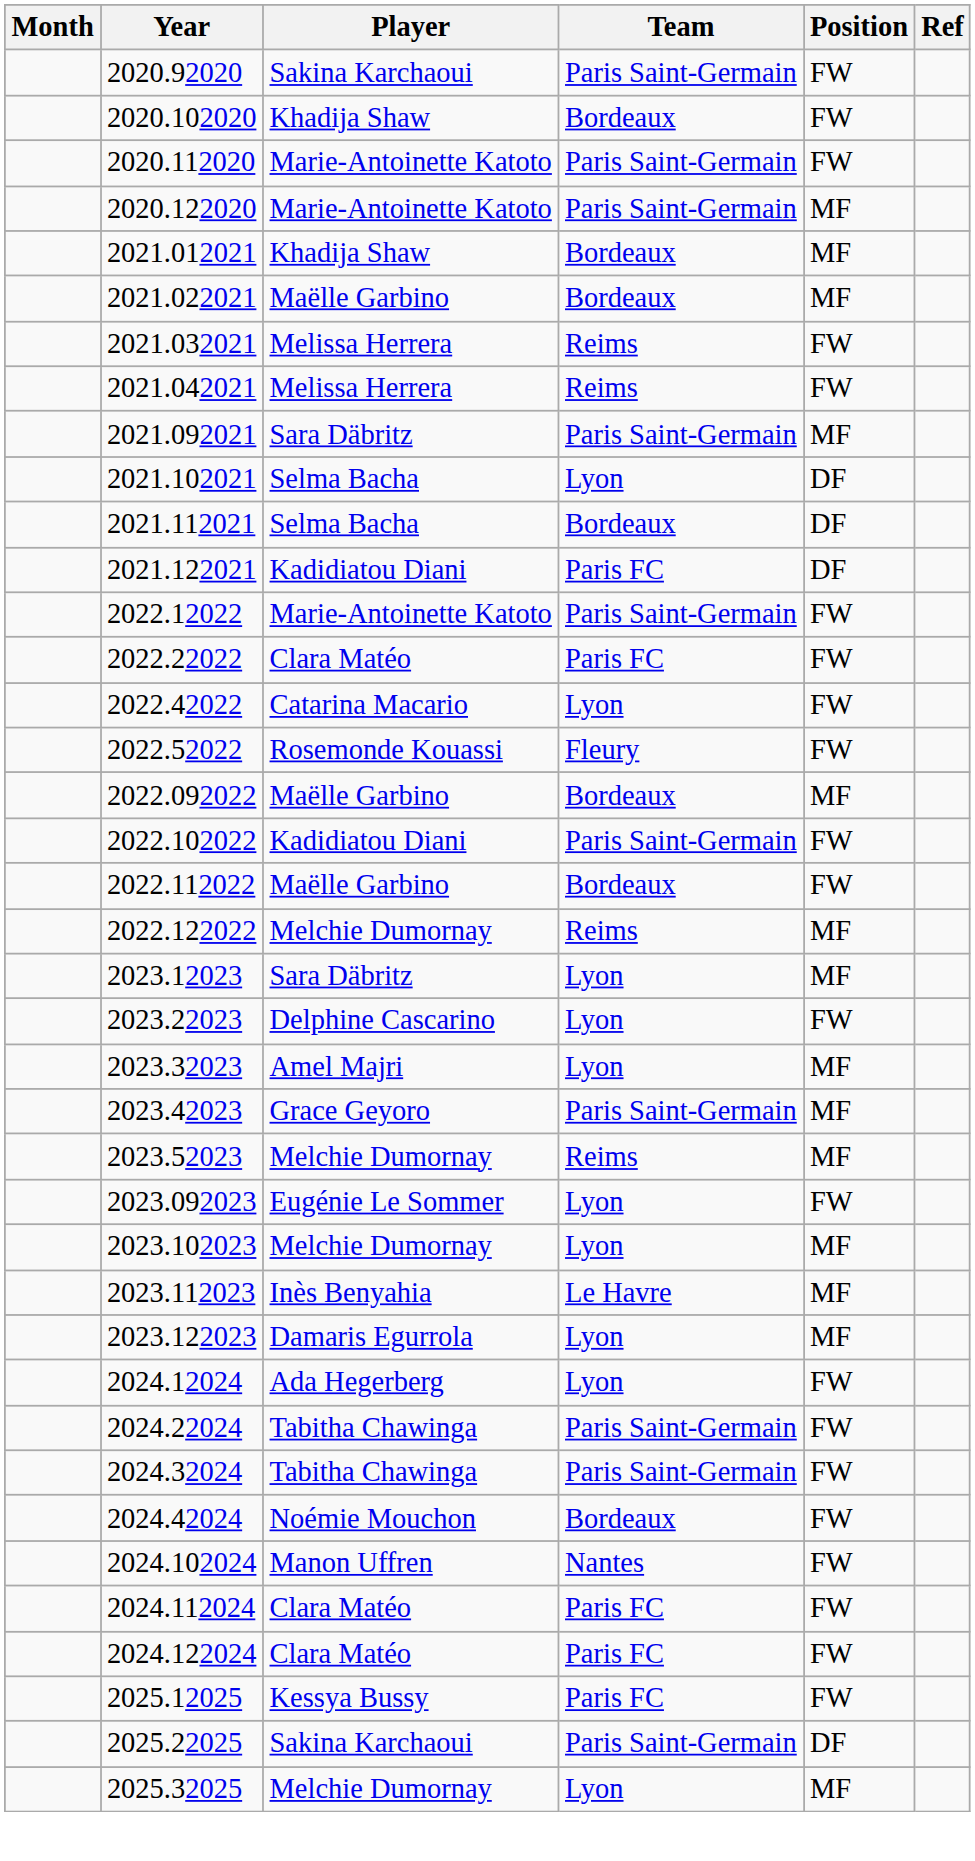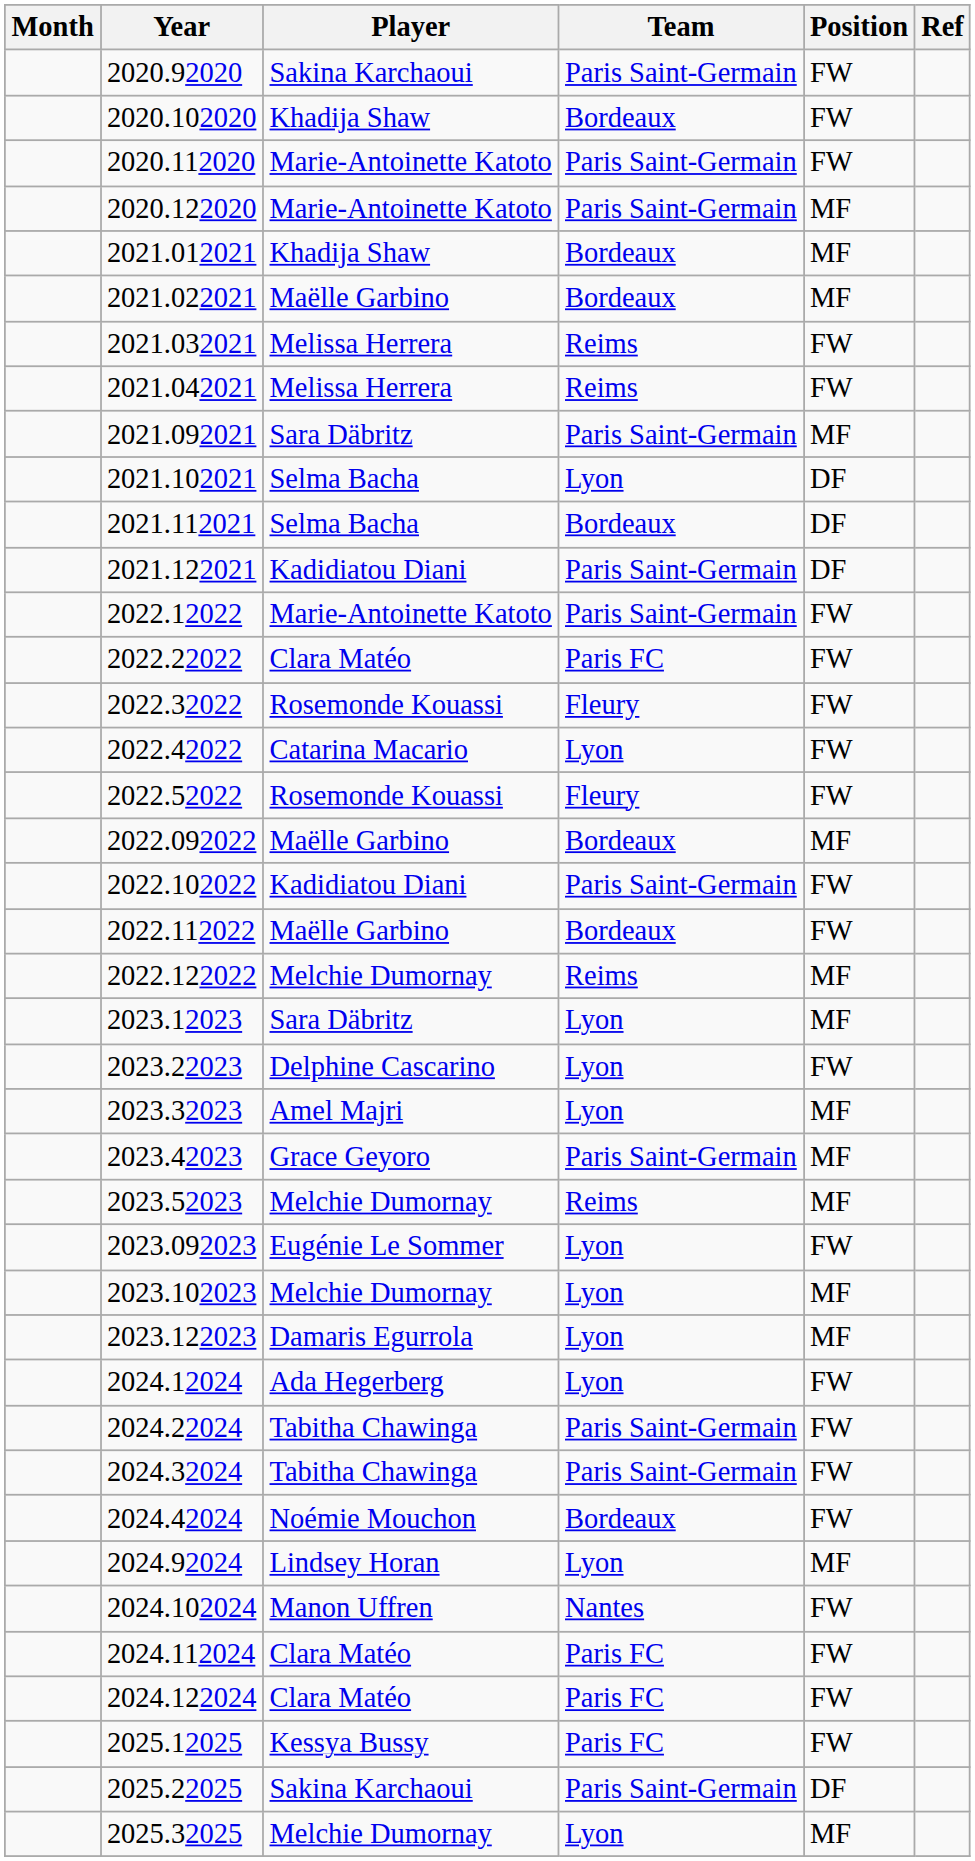(614, 569) Paris FC -> (681, 569) Paris Saint-Germain
+ row: (175, 704)
- row: (181, 1291)
+ row: (175, 1562)
